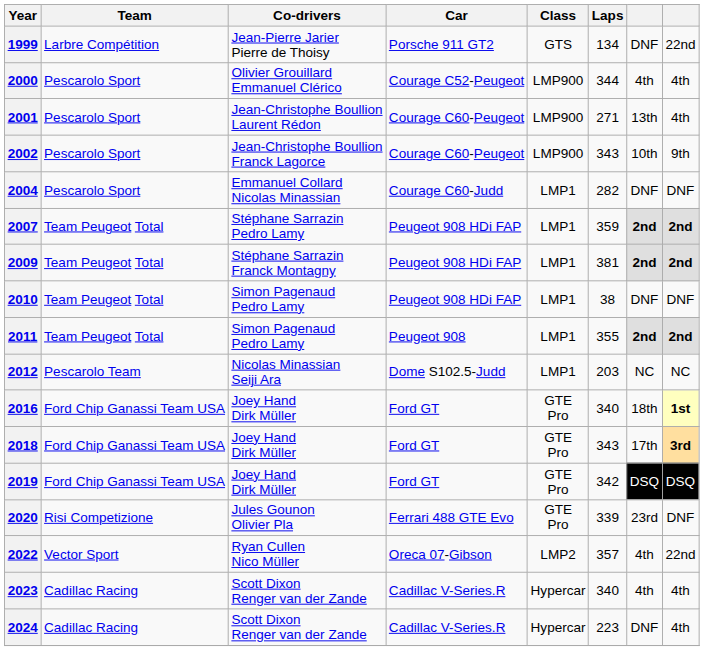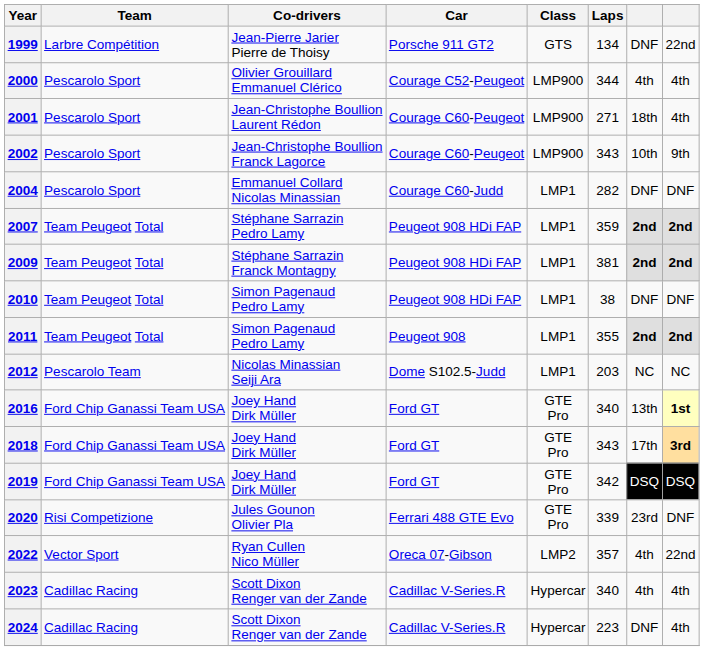(644, 117) 13th -> (644, 117) 18th
(644, 409) 18th -> (644, 409) 13th
